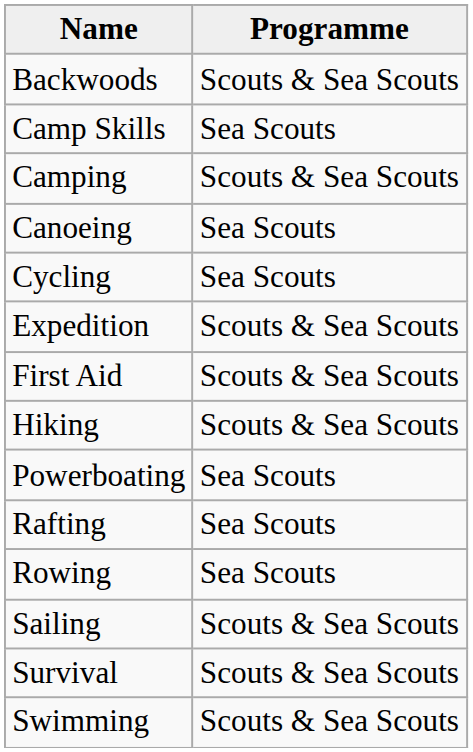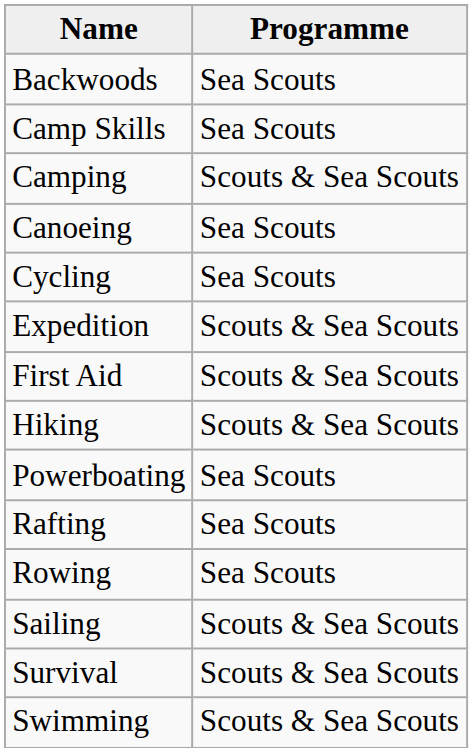(329, 78) Scouts & Sea Scouts -> (268, 78) Sea Scouts
